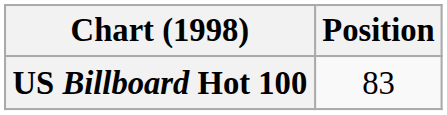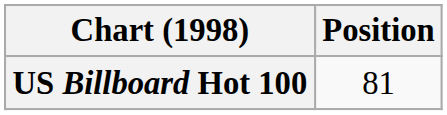(379, 82) 83 -> (379, 82) 81
